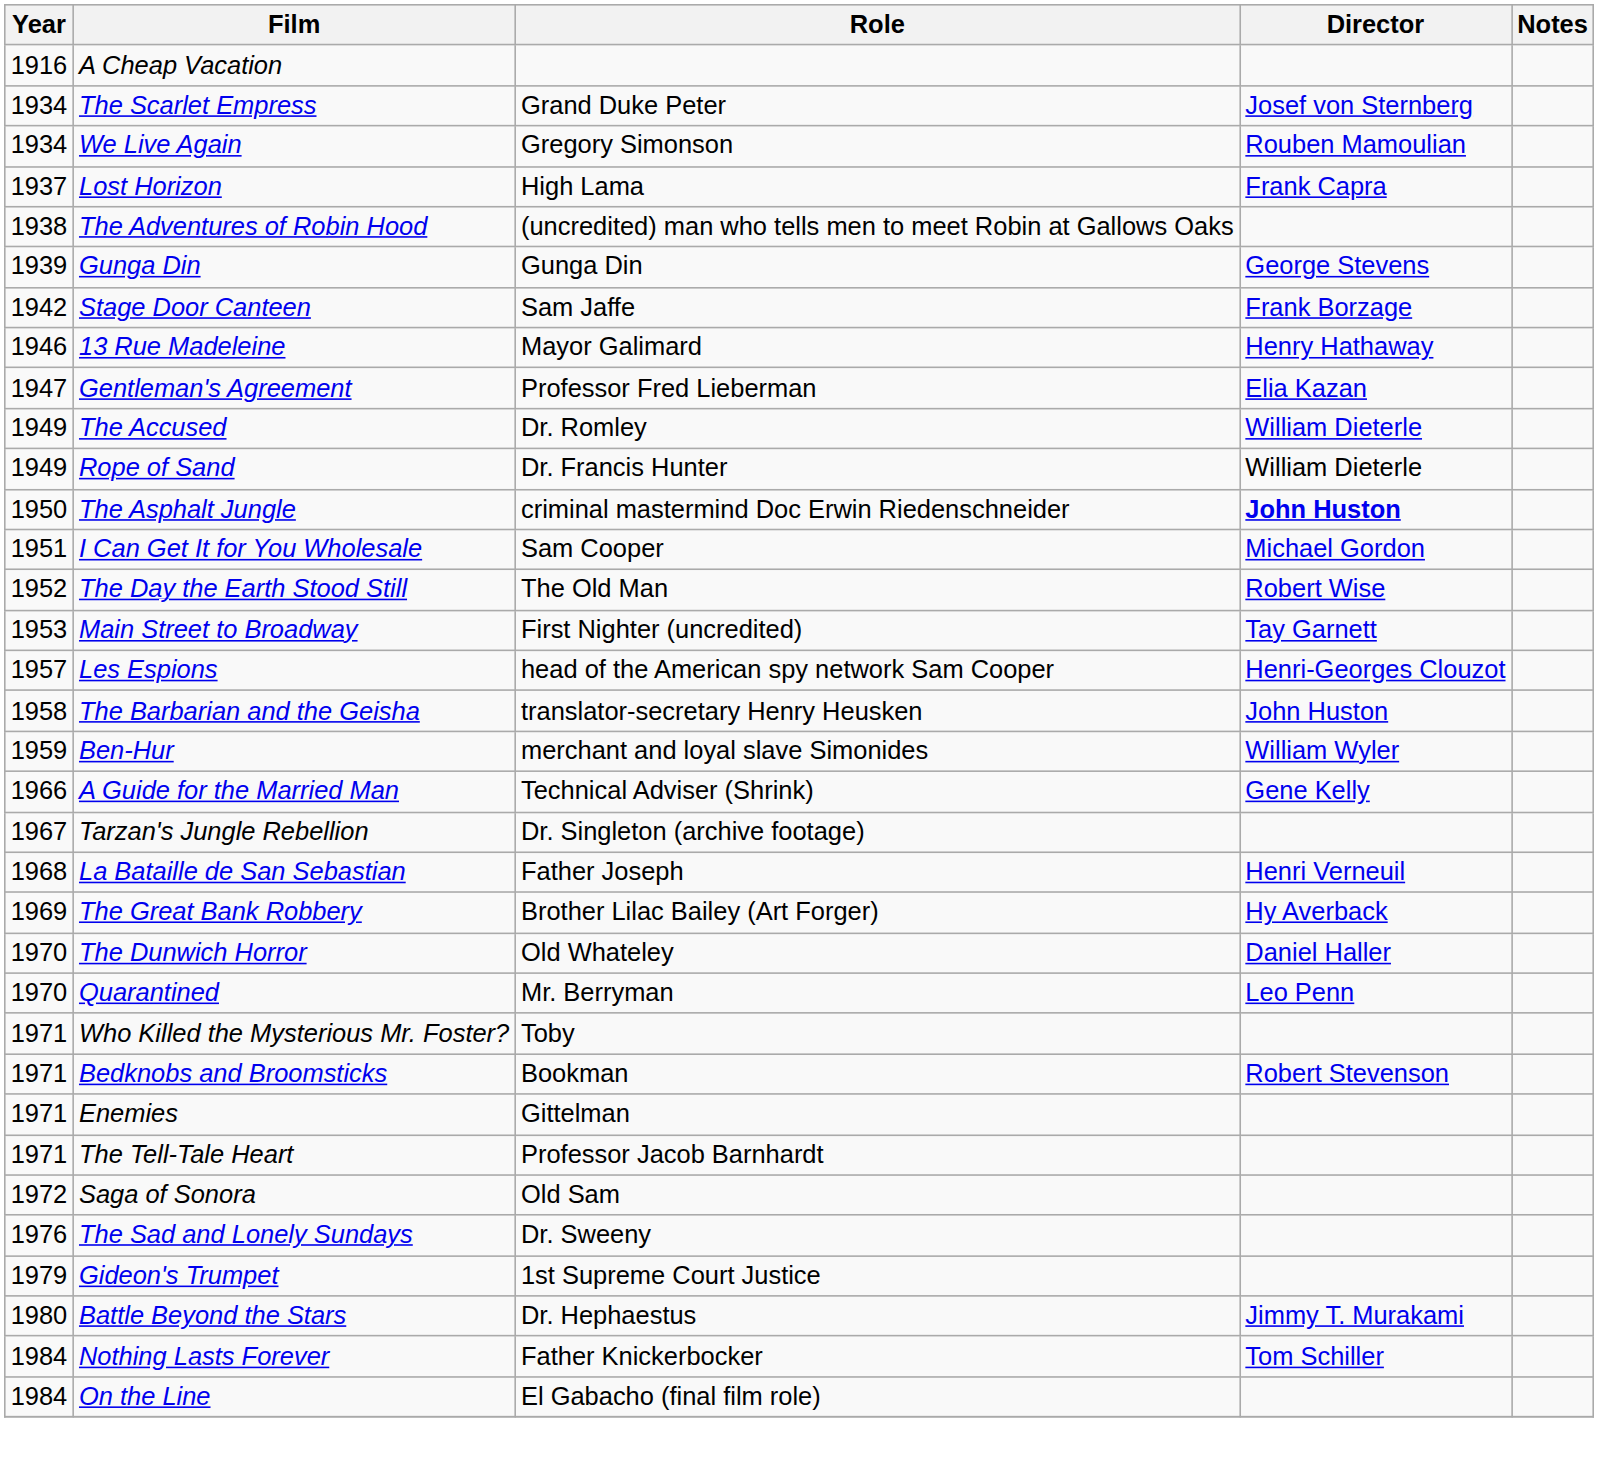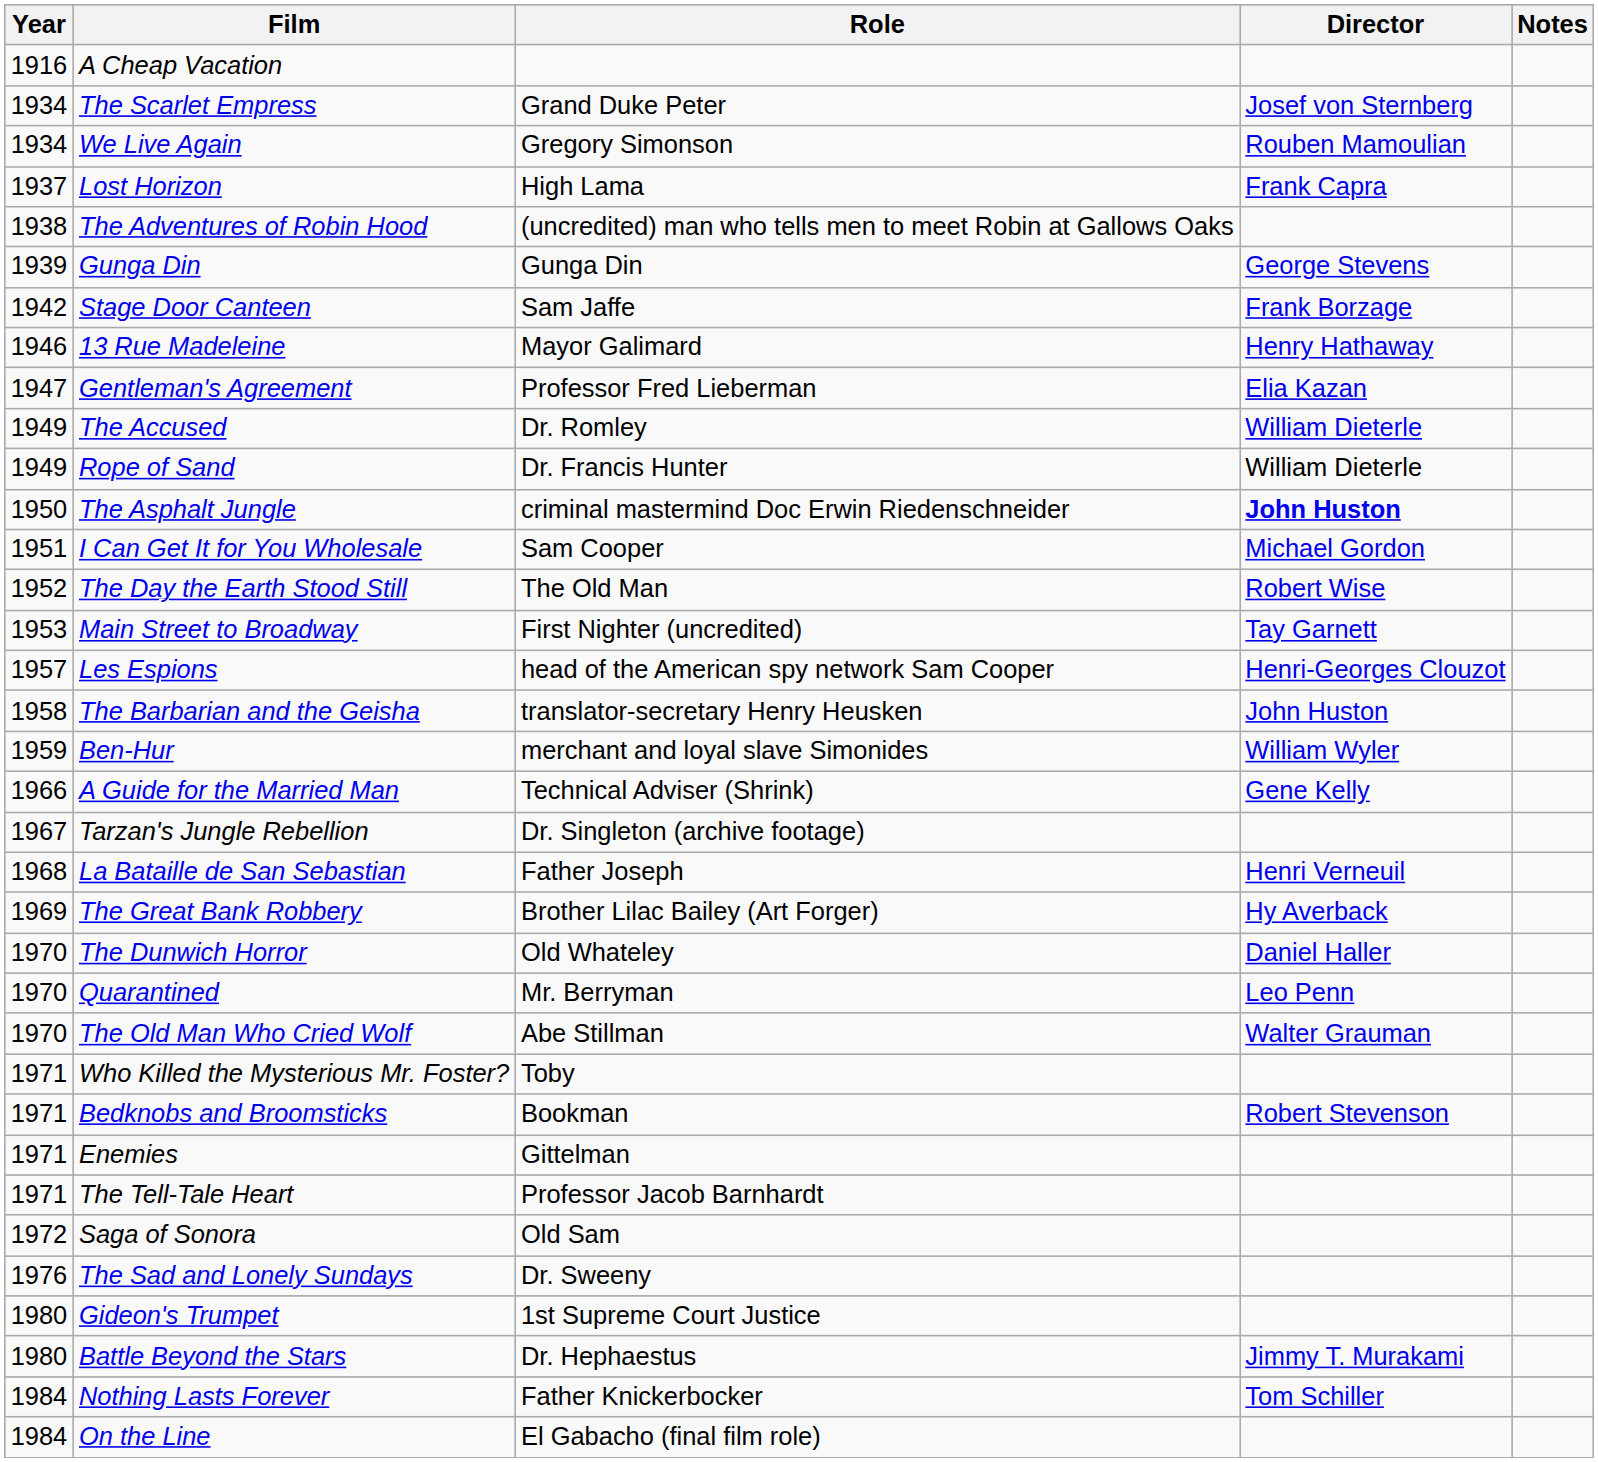+ row: (245, 1033)
(39, 1275) 1979 -> (39, 1315) 1980
